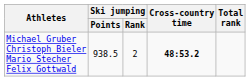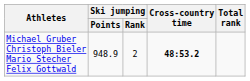(106, 54) 938.5 -> (106, 54) 948.9
